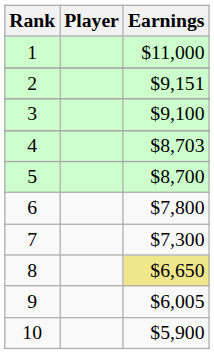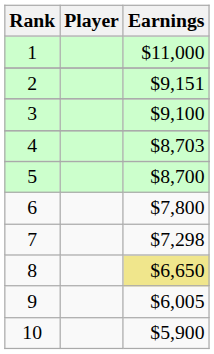(177, 239) $7,300 -> (177, 239) $7,298
